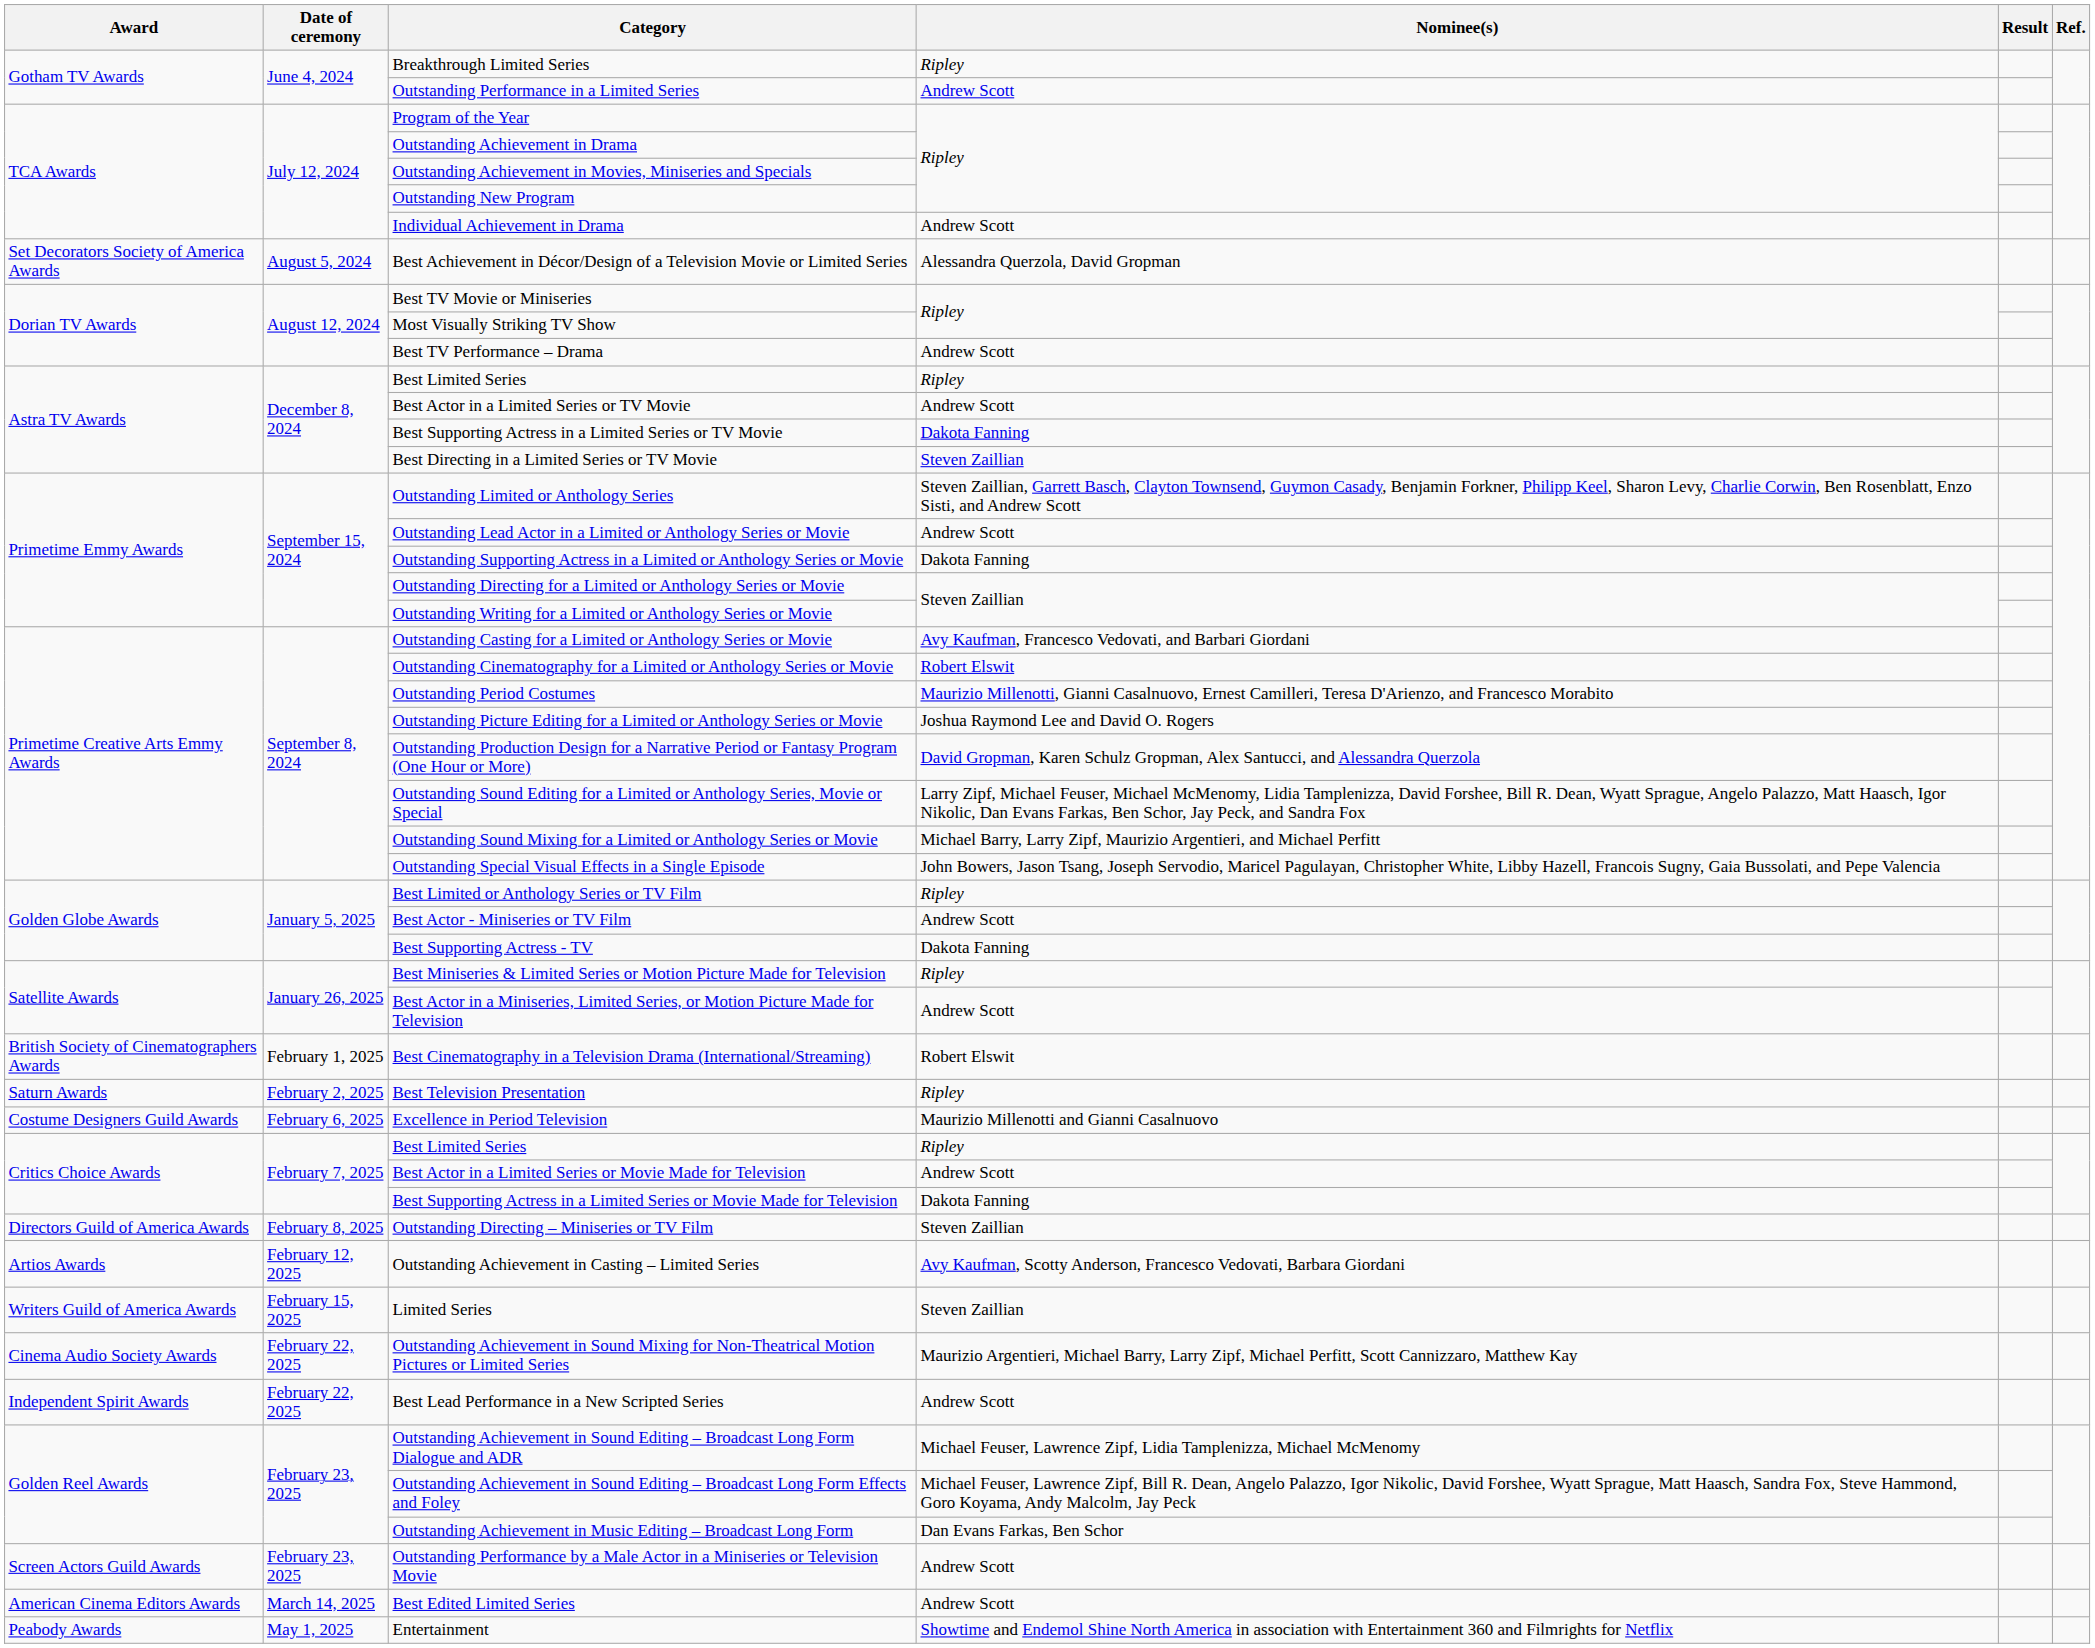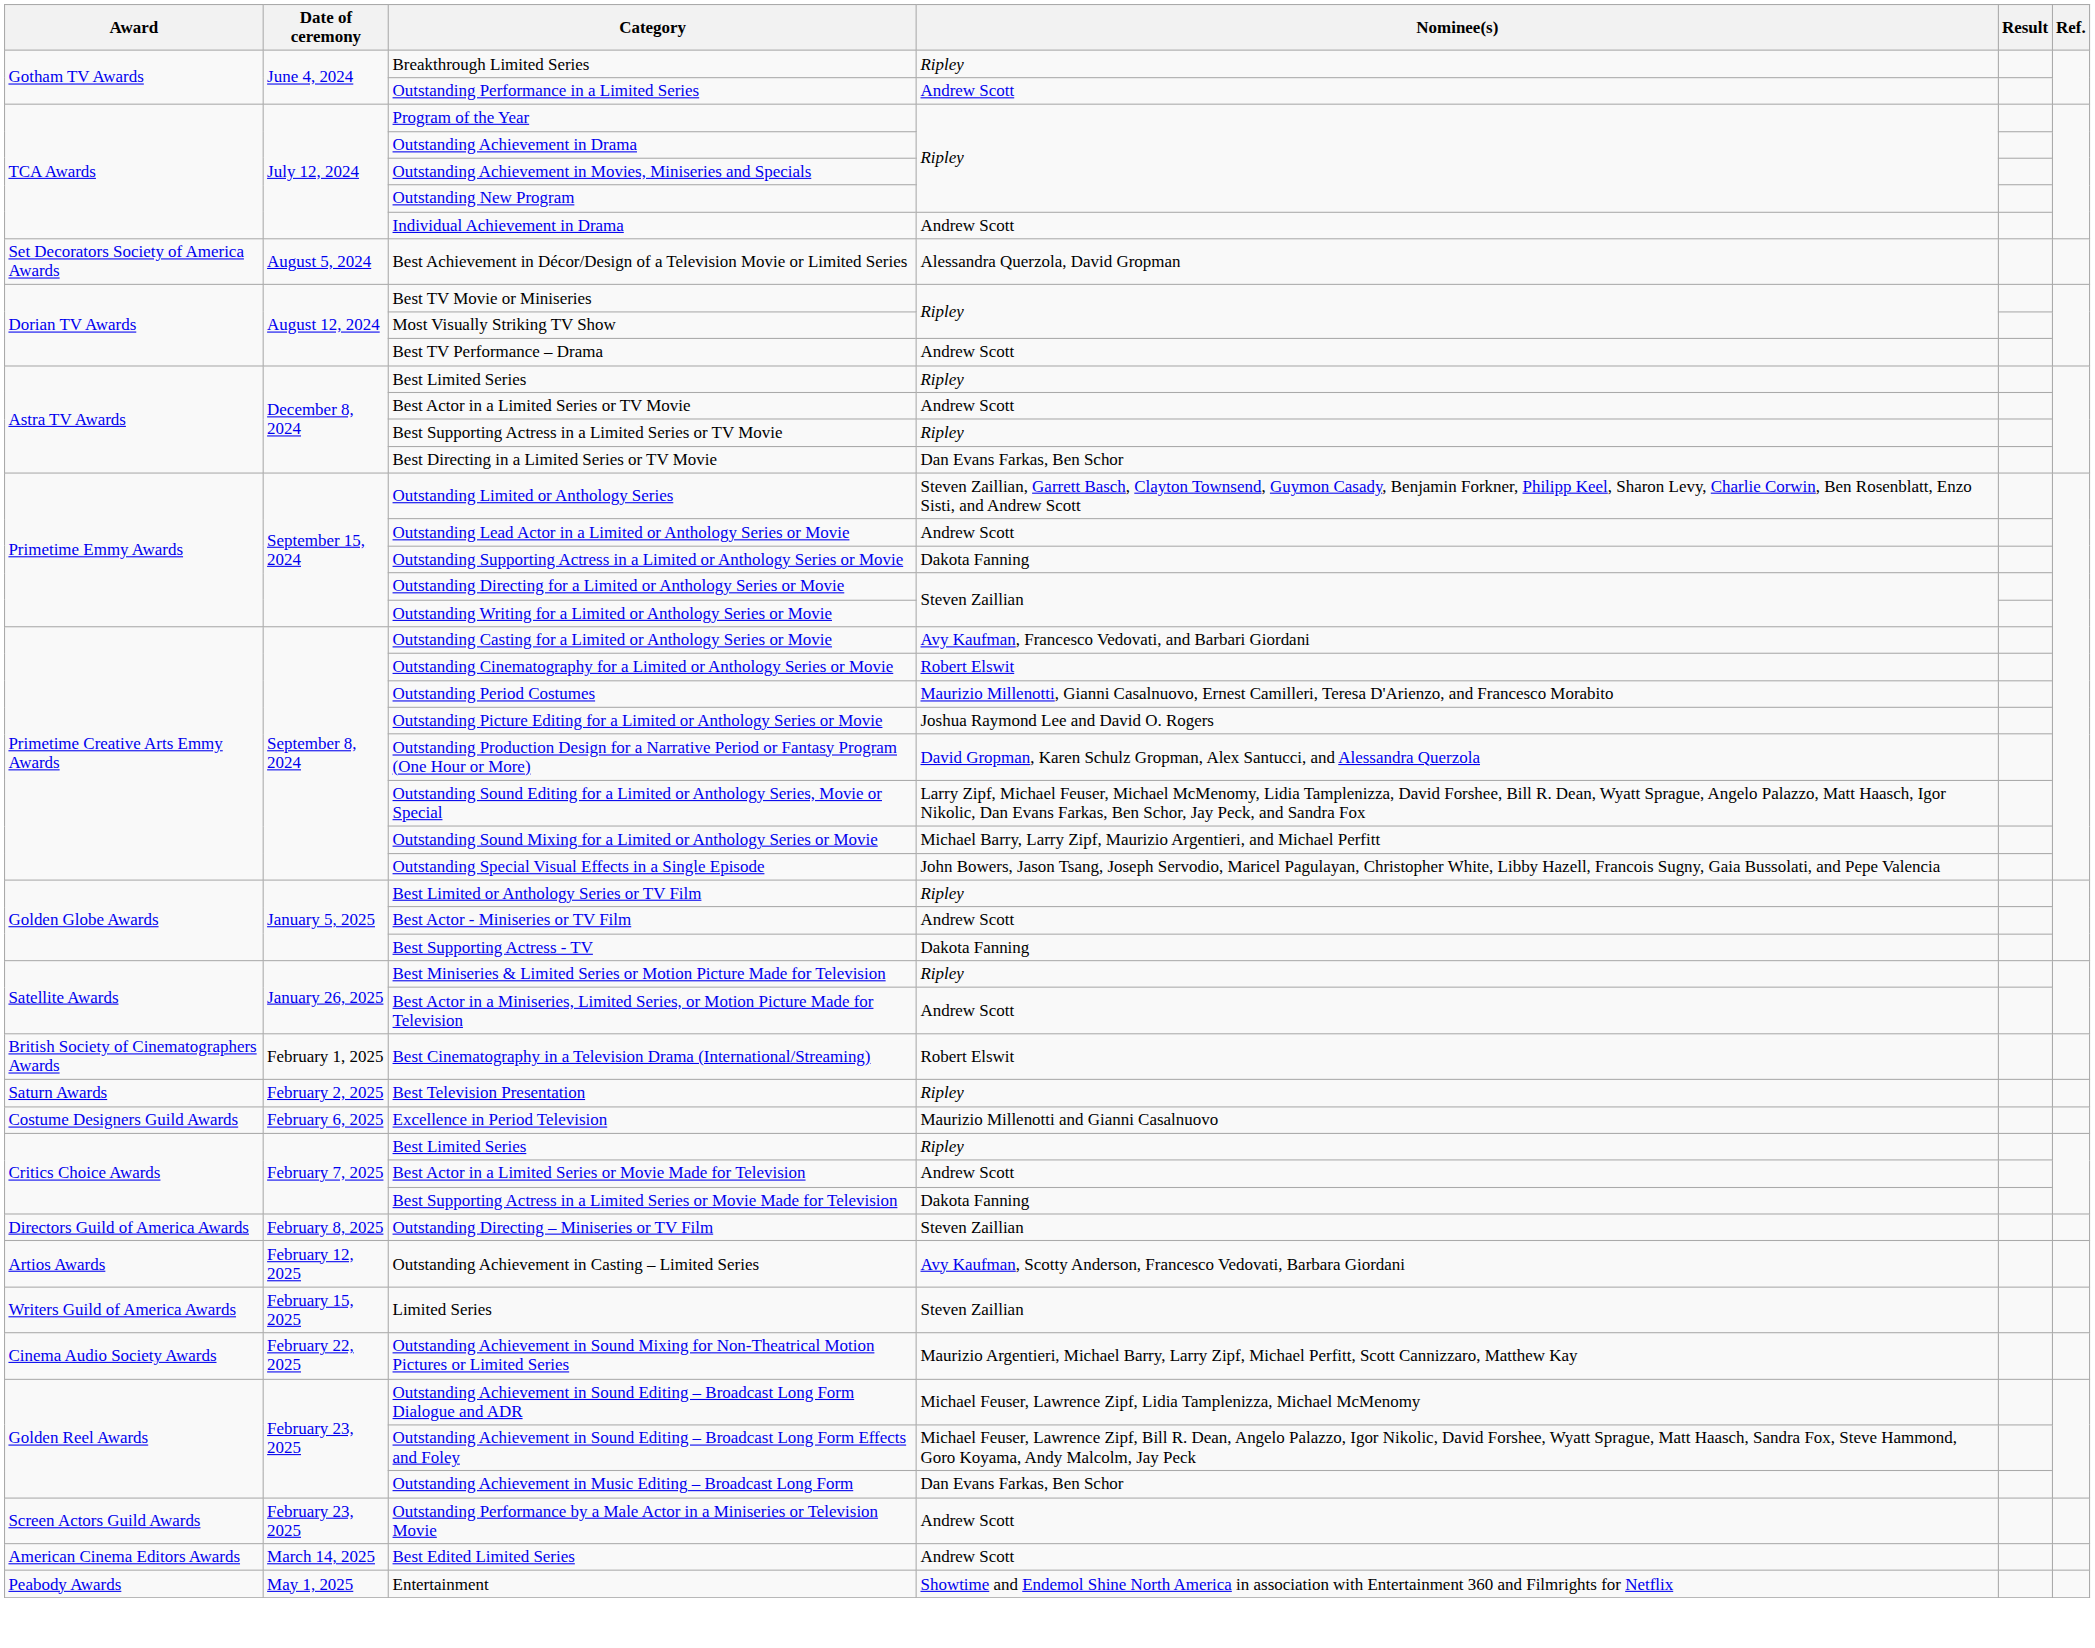(975, 432) Dakota Fanning -> (942, 432) Ripley
(972, 459) Steven Zaillian -> (1022, 459) Dan Evans Farkas, Ben Schor
- row: (99, 1401)
